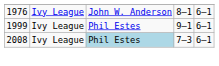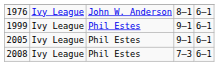+ row: (17, 40)
(114, 40) lightblue background -> (114, 54) no background
